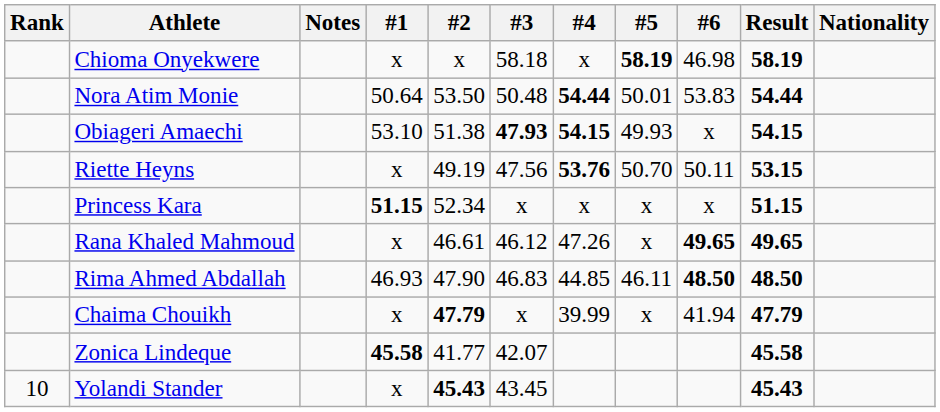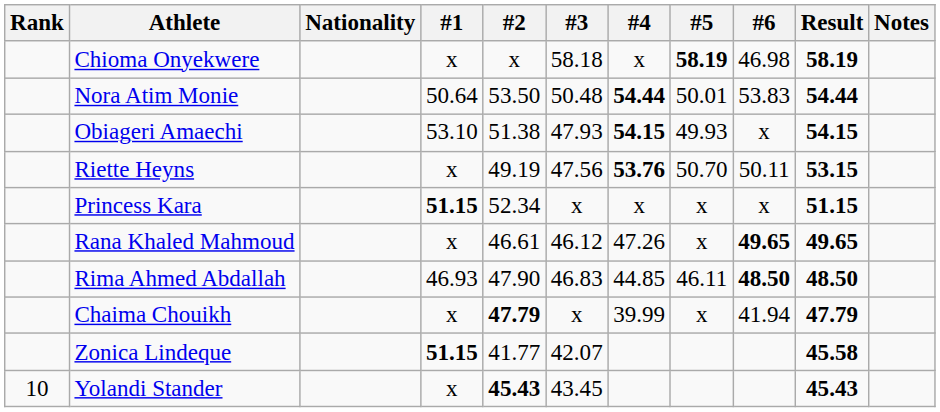columns swapped: (874, 22) <-> (333, 22)
(522, 132) bold -> (577, 132) normal
(397, 351) 45.58 -> (452, 351) 51.15
